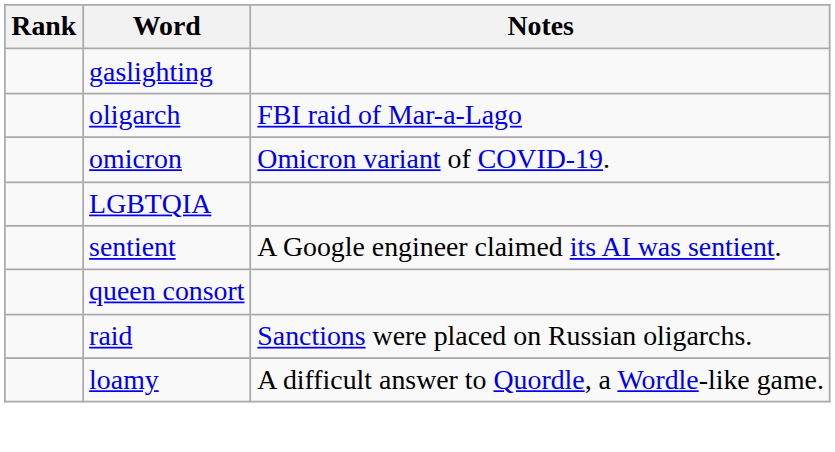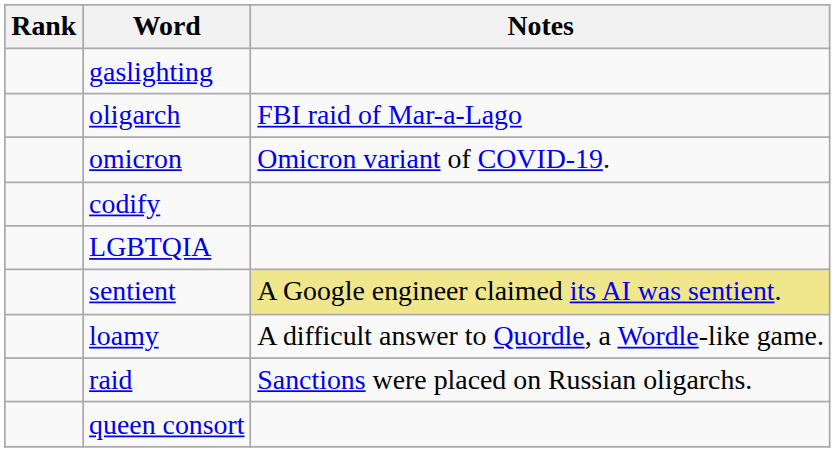+ row: (125, 203)
(519, 247) no background -> (519, 291) khaki background
rows swapped: (124, 379) <-> (167, 291)
